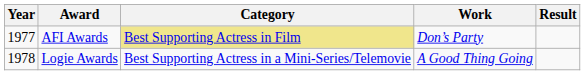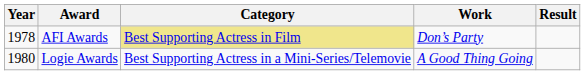(21, 37) 1977 -> (21, 37) 1978
(21, 59) 1978 -> (21, 59) 1980
